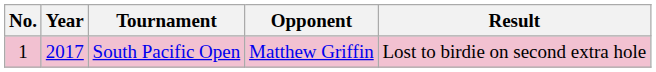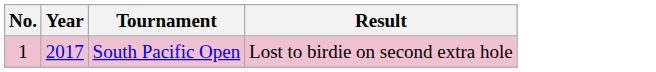- column: (311, 20)
